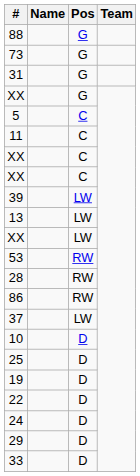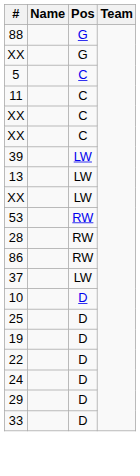- row: (16, 55)
- row: (16, 75)
